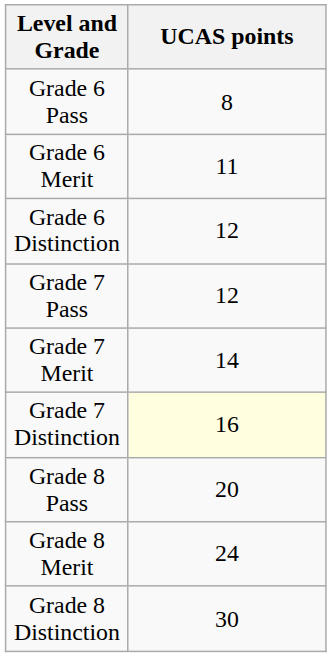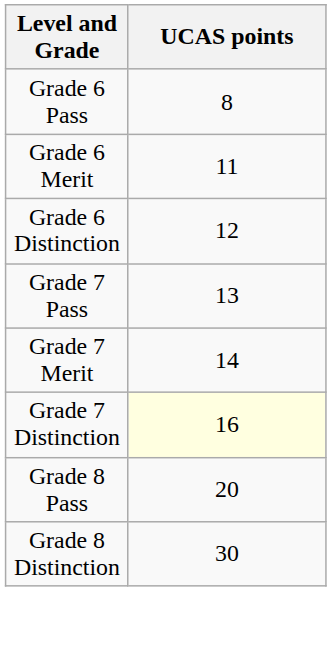(227, 295) 12 -> (227, 295) 13
- row: (67, 553)
